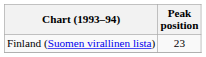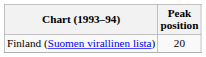(179, 43) 23 -> (179, 43) 20
